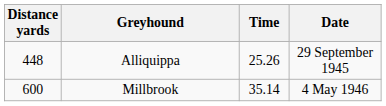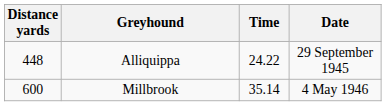(264, 60) 25.26 -> (264, 60) 24.22
